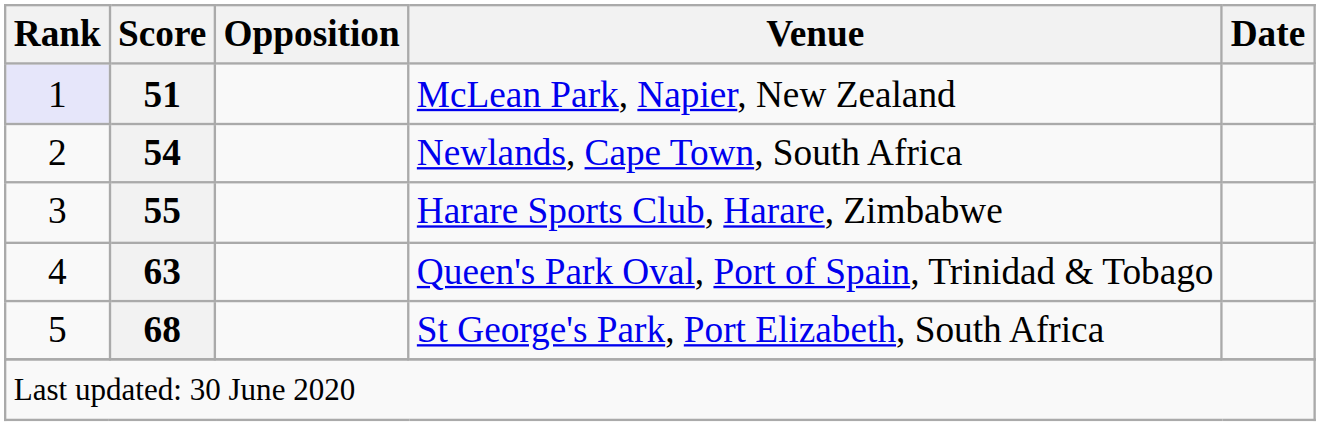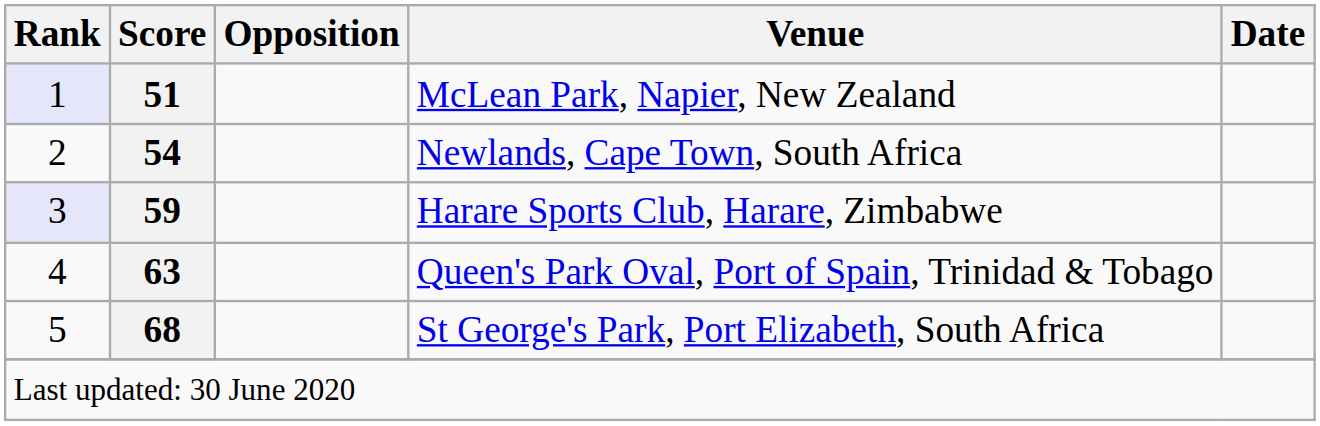(57, 211) no background -> (57, 211) lavender background
(162, 211) 55 -> (162, 211) 59
